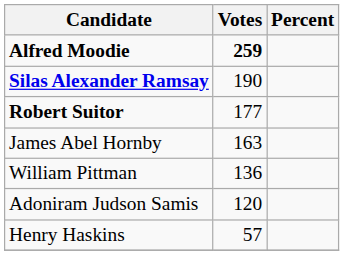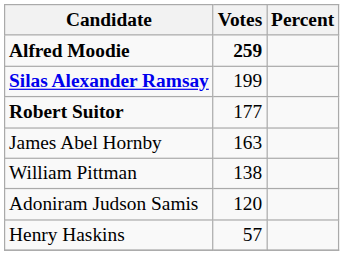(248, 81) 190 -> (248, 81) 199
(248, 173) 136 -> (248, 173) 138
